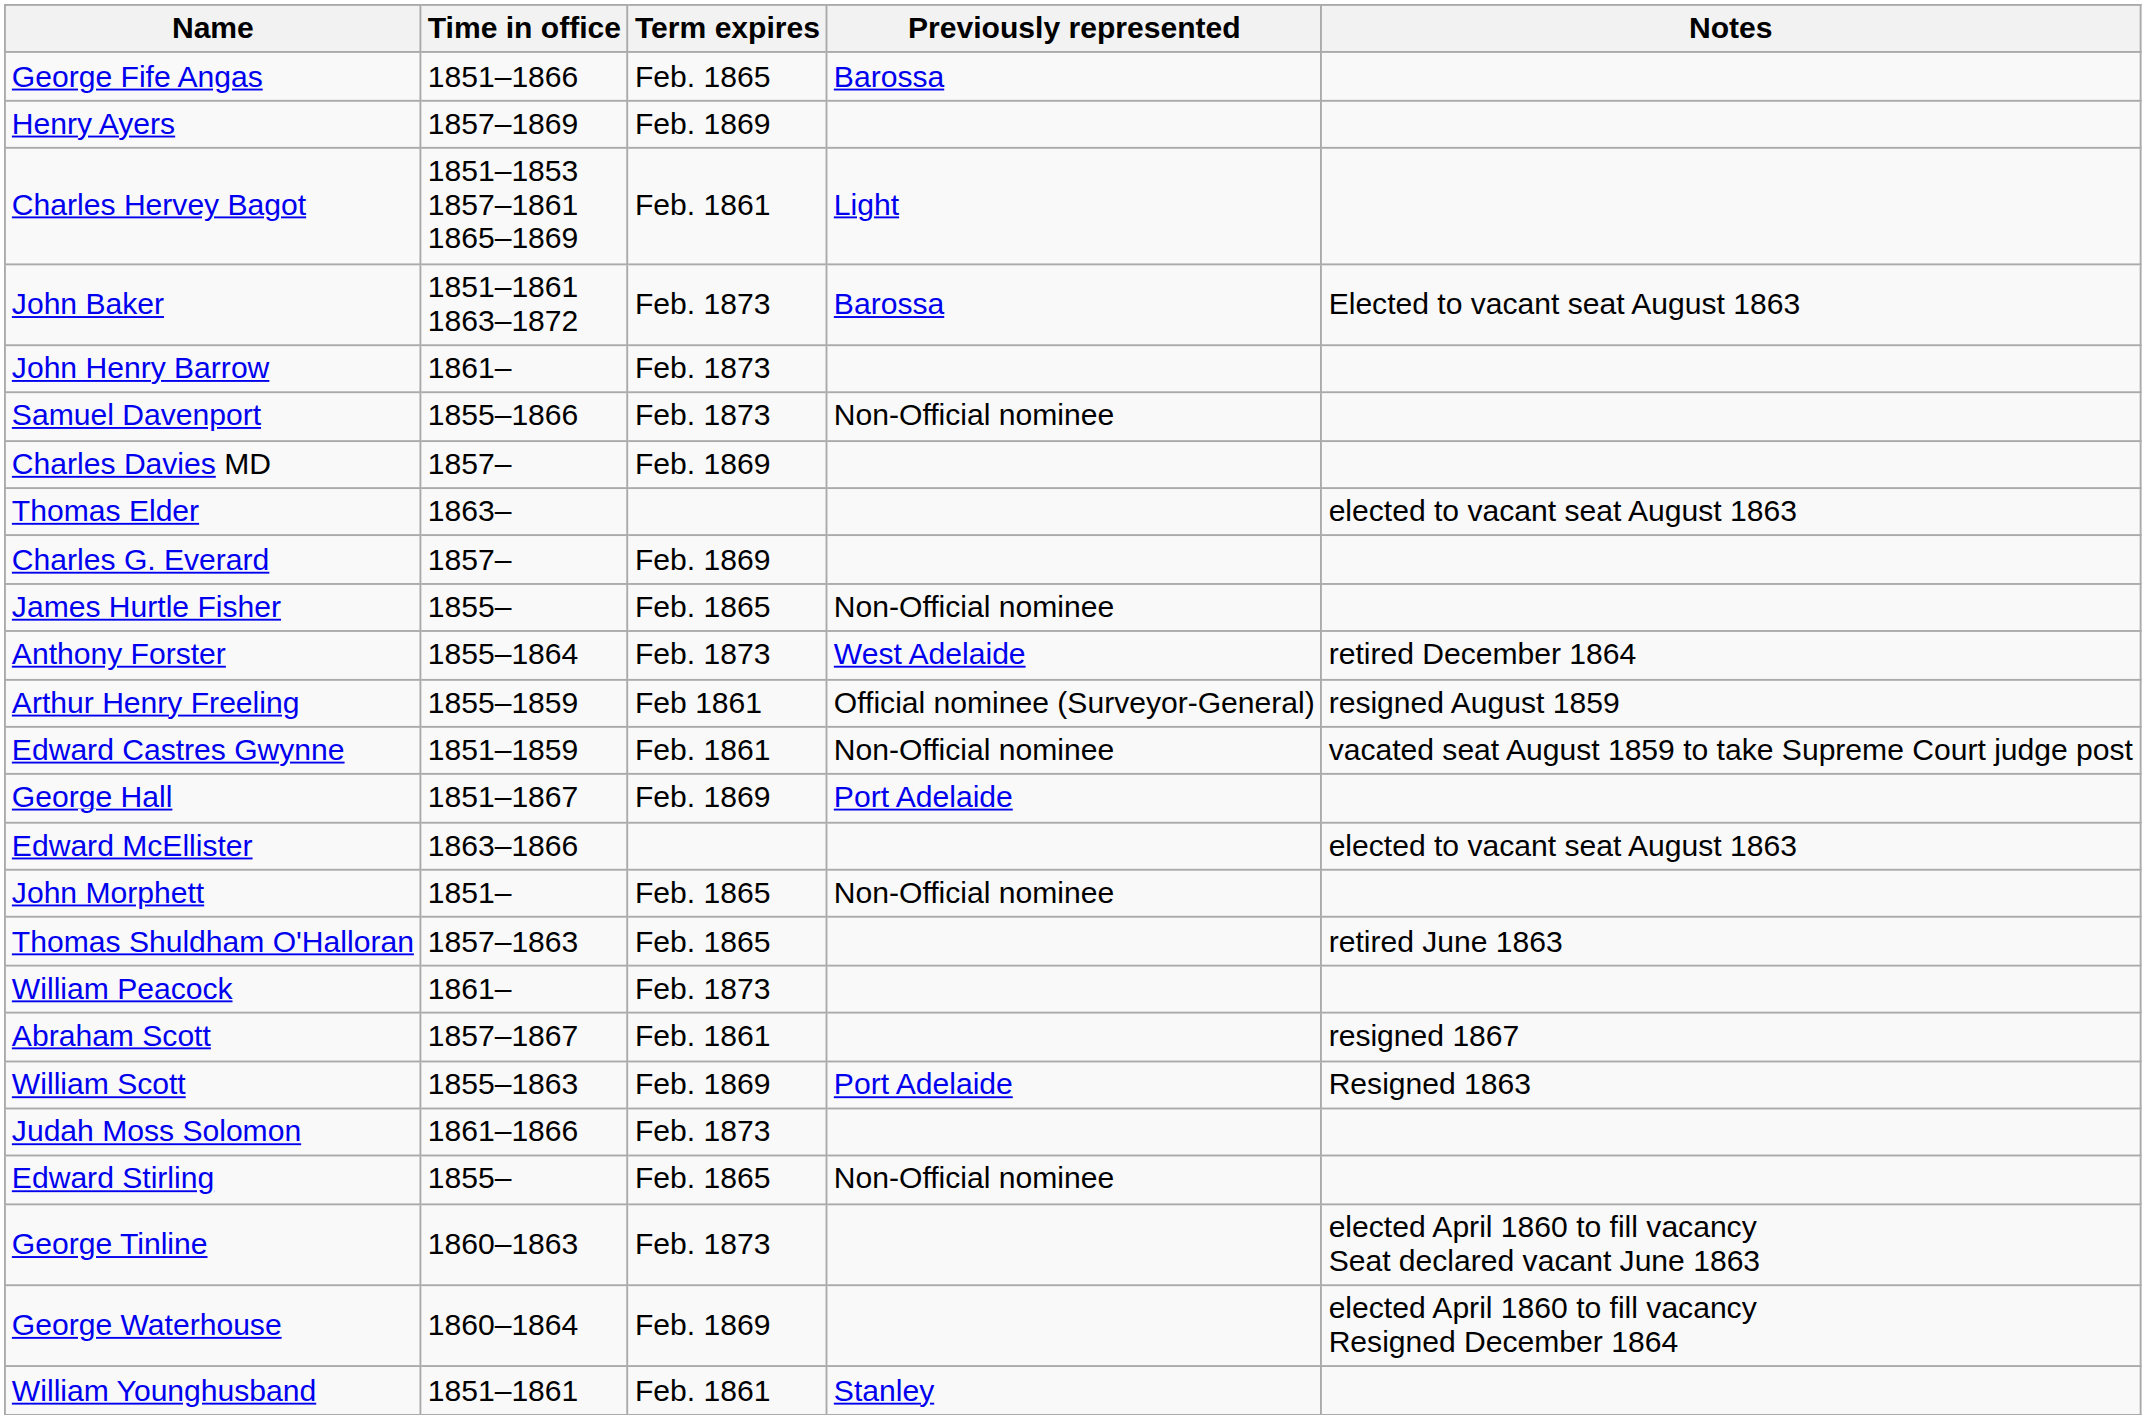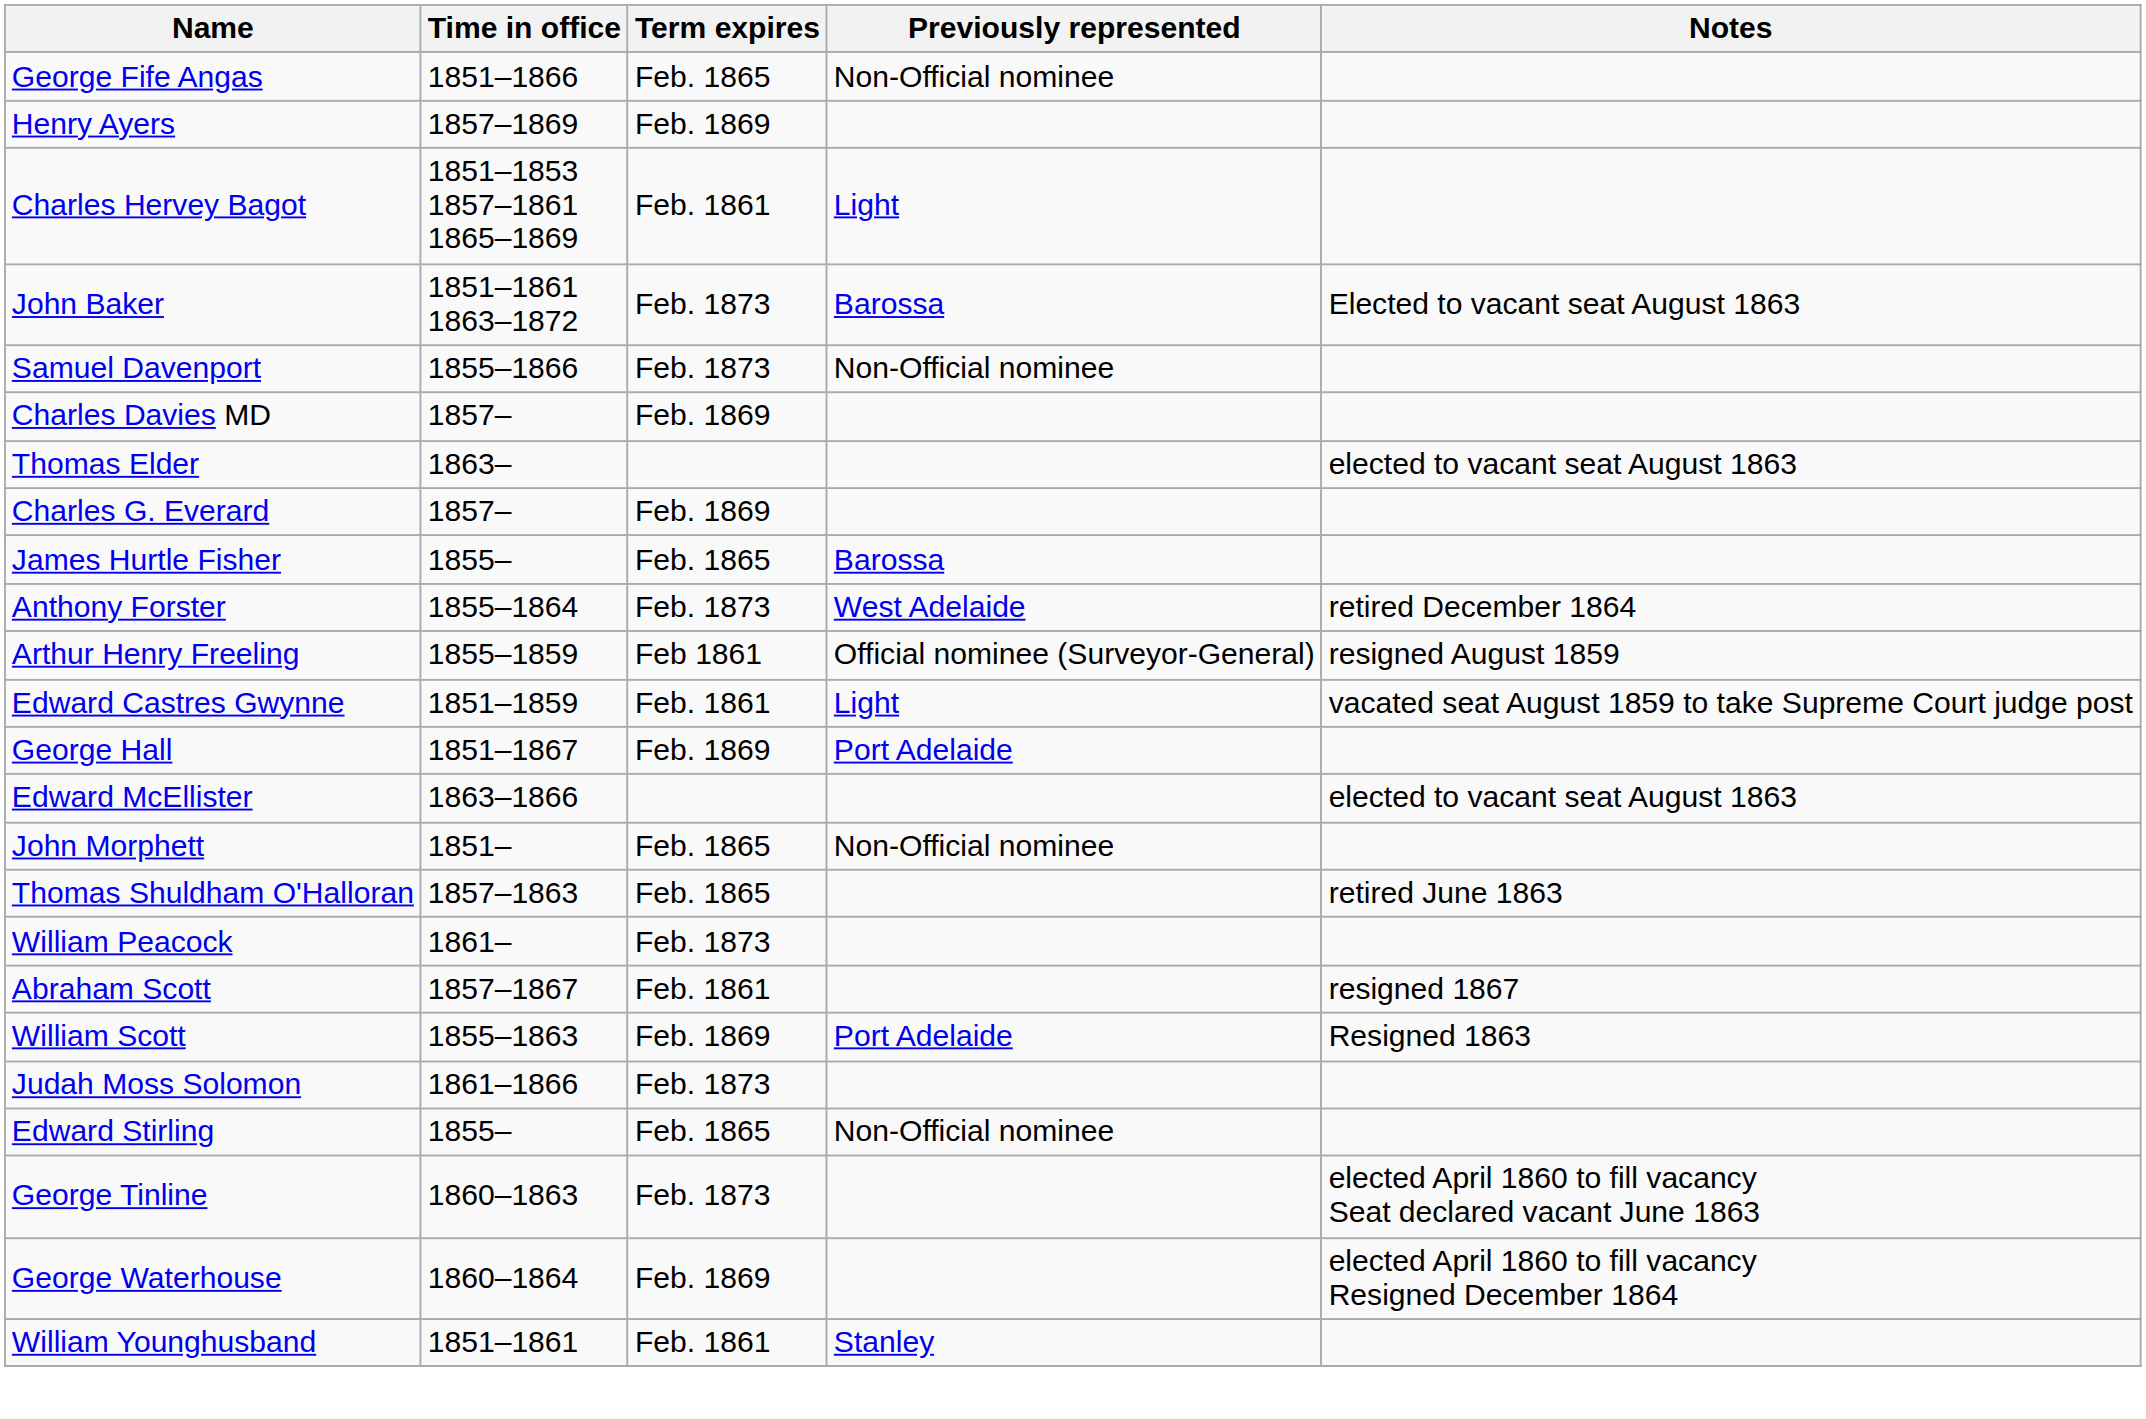(889, 76) Barossa -> (974, 76) Non-Official nominee
- row: (141, 368)
(974, 606) Non-Official nominee -> (889, 559) Barossa
(974, 750) Non-Official nominee -> (866, 702) Light
